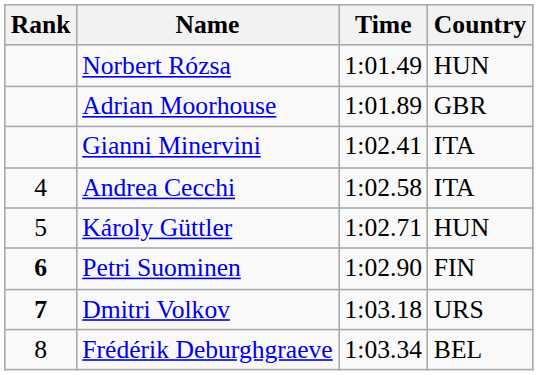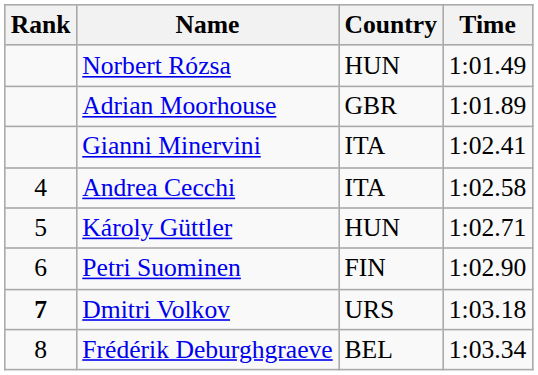columns swapped: (480, 24) <-> (383, 24)
(41, 268) bold -> (41, 268) normal
